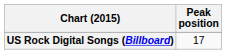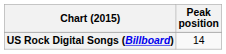(199, 40) 17 -> (199, 40) 14
